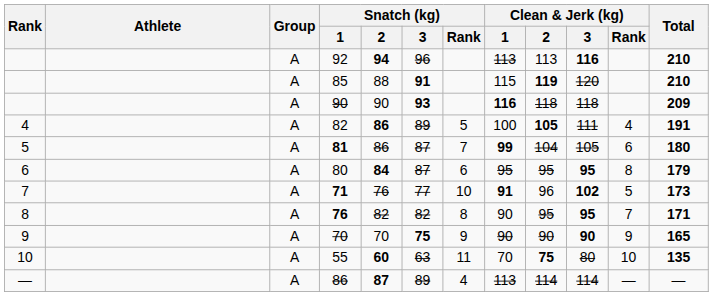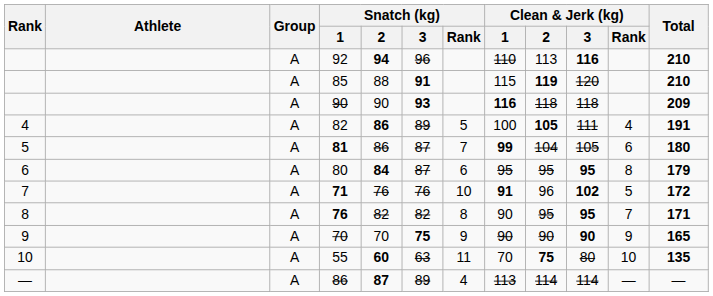(505, 59) 113 -> (505, 59) 110
(423, 192) 77 -> (423, 192) 76
(679, 192) 173 -> (679, 192) 172
